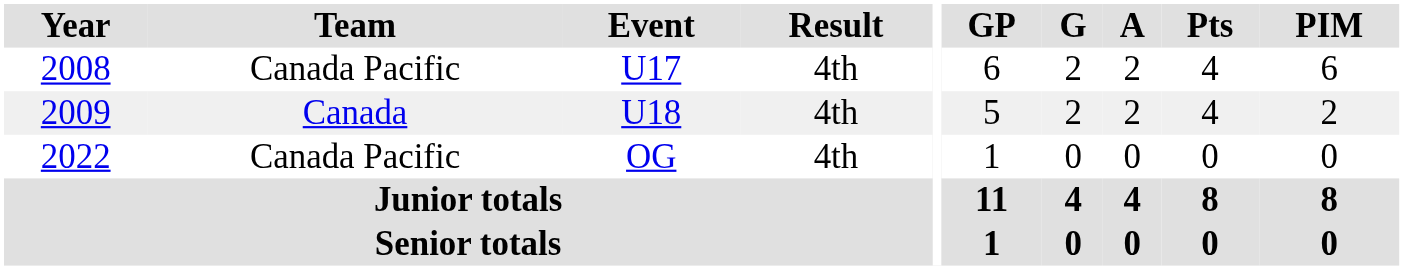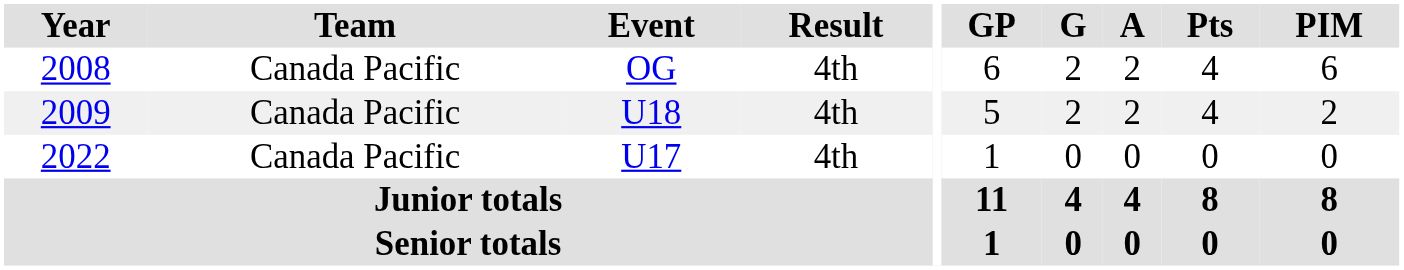(651, 68) U17 -> (651, 68) OG
(355, 112) Canada -> (355, 112) Canada Pacific
(651, 156) OG -> (651, 156) U17
